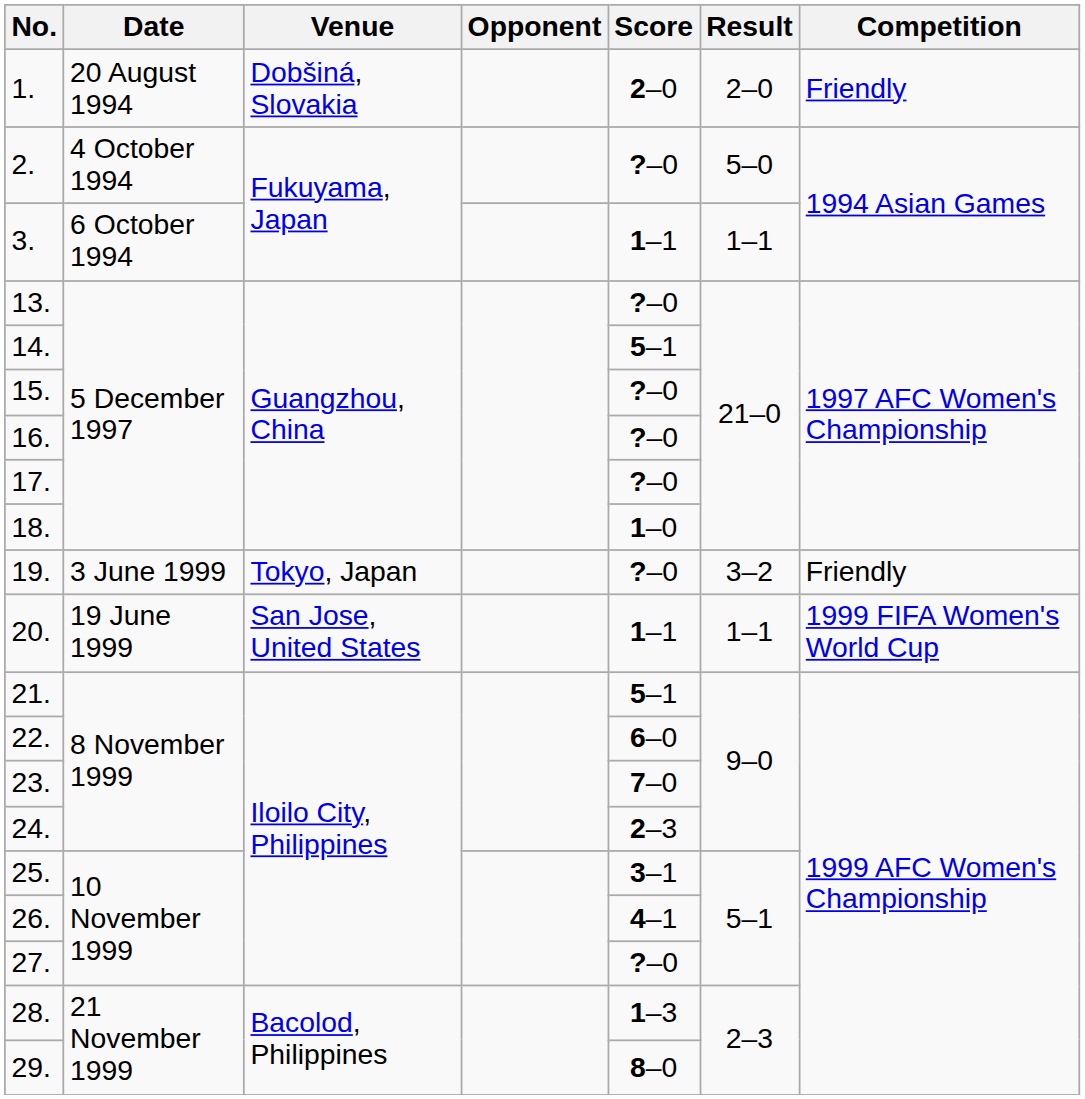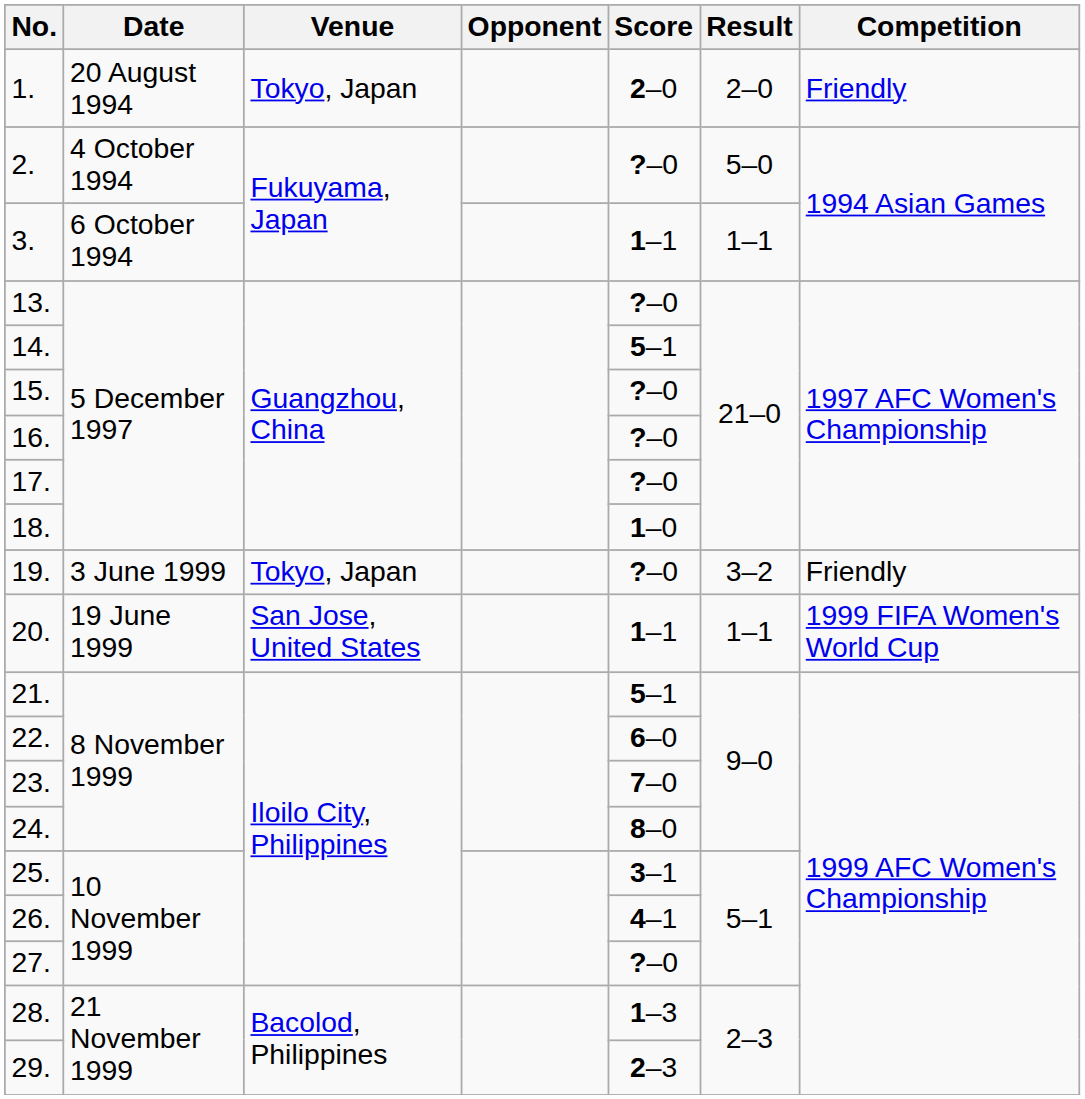(306, 87) Dobšiná, Slovakia -> (334, 87) Tokyo, Japan
(654, 828) 2–3 -> (654, 828) 8–0
(654, 1066) 8–0 -> (654, 1066) 2–3
